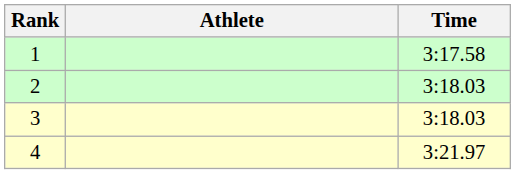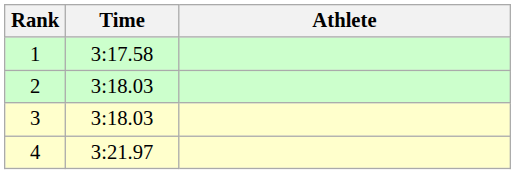columns swapped: (232, 20) <-> (454, 20)
